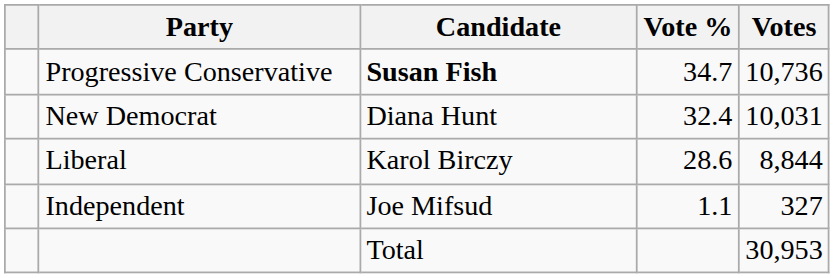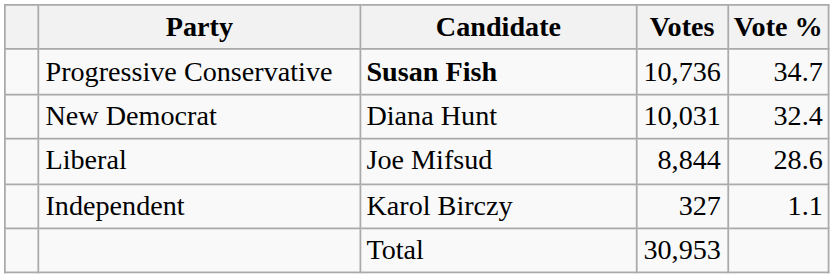columns swapped: (784, 26) <-> (688, 26)
(440, 160) Karol Birczy -> (429, 160) Joe Mifsud
(429, 205) Joe Mifsud -> (440, 205) Karol Birczy
